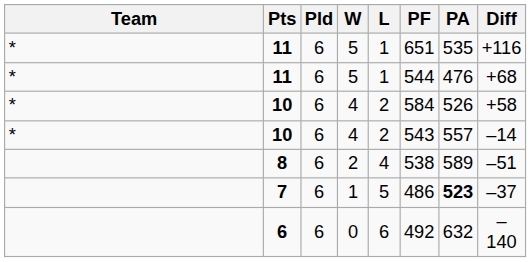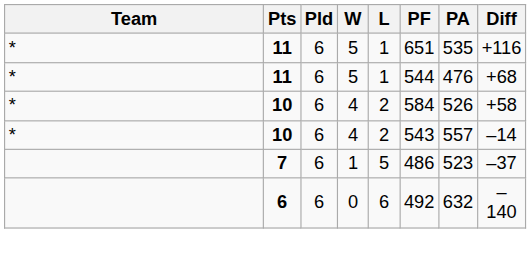- row: (282, 163)
(458, 192) bold -> (458, 163) normal
